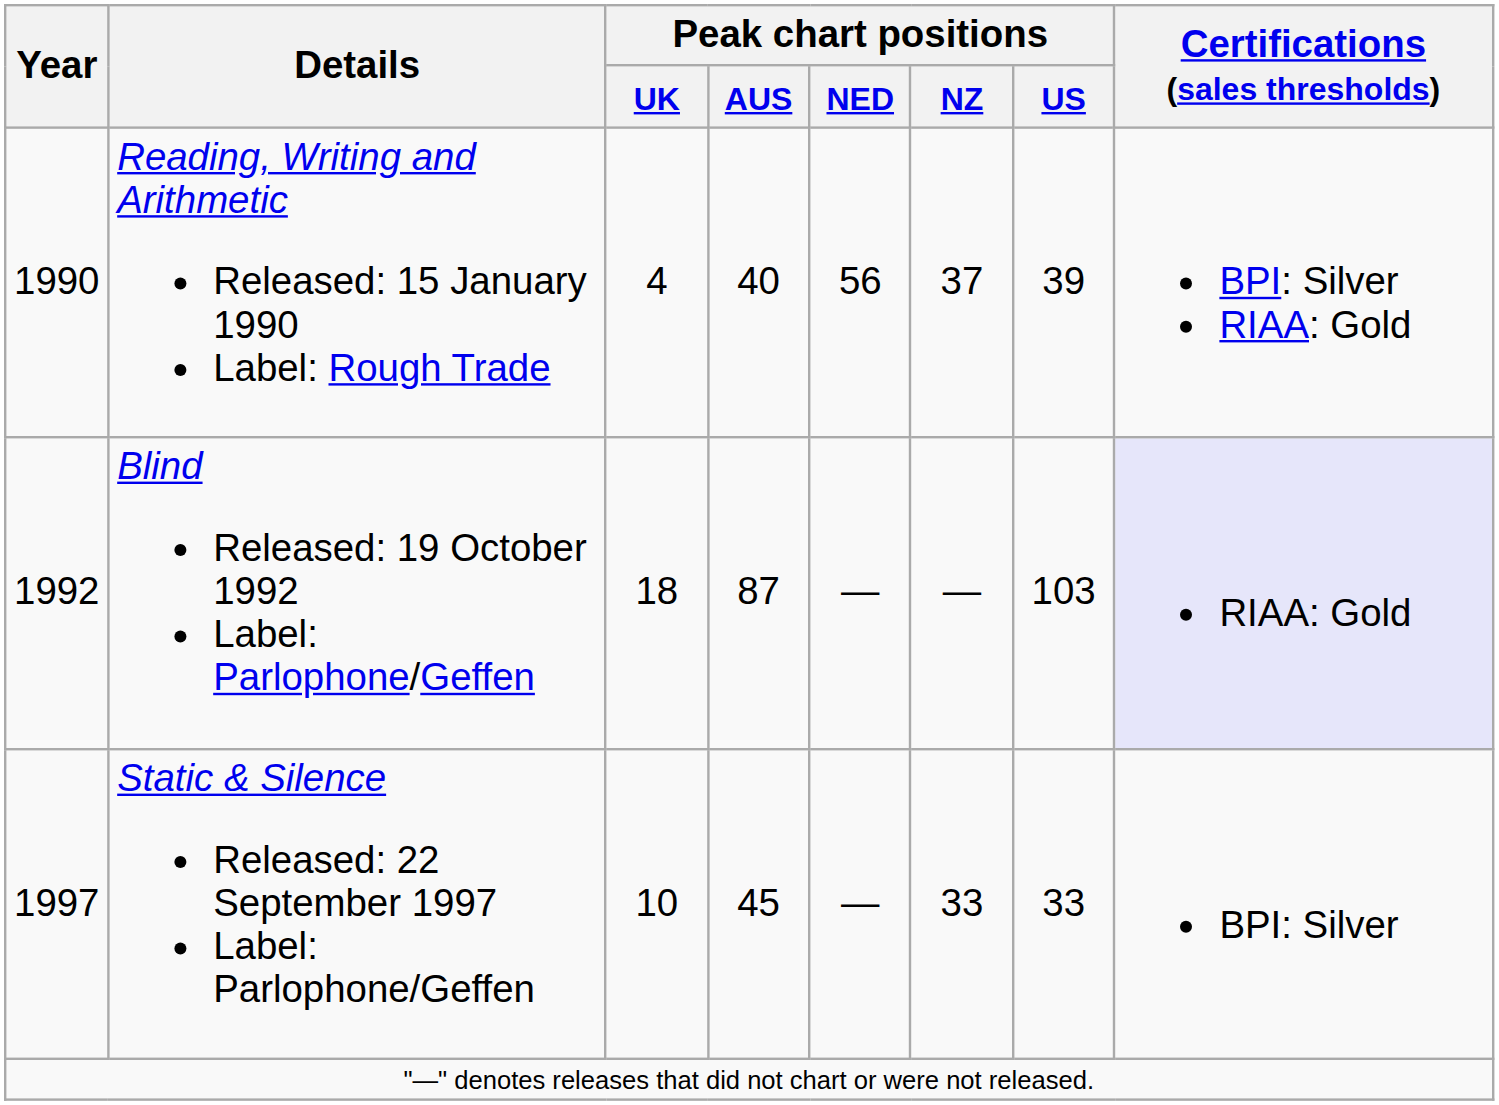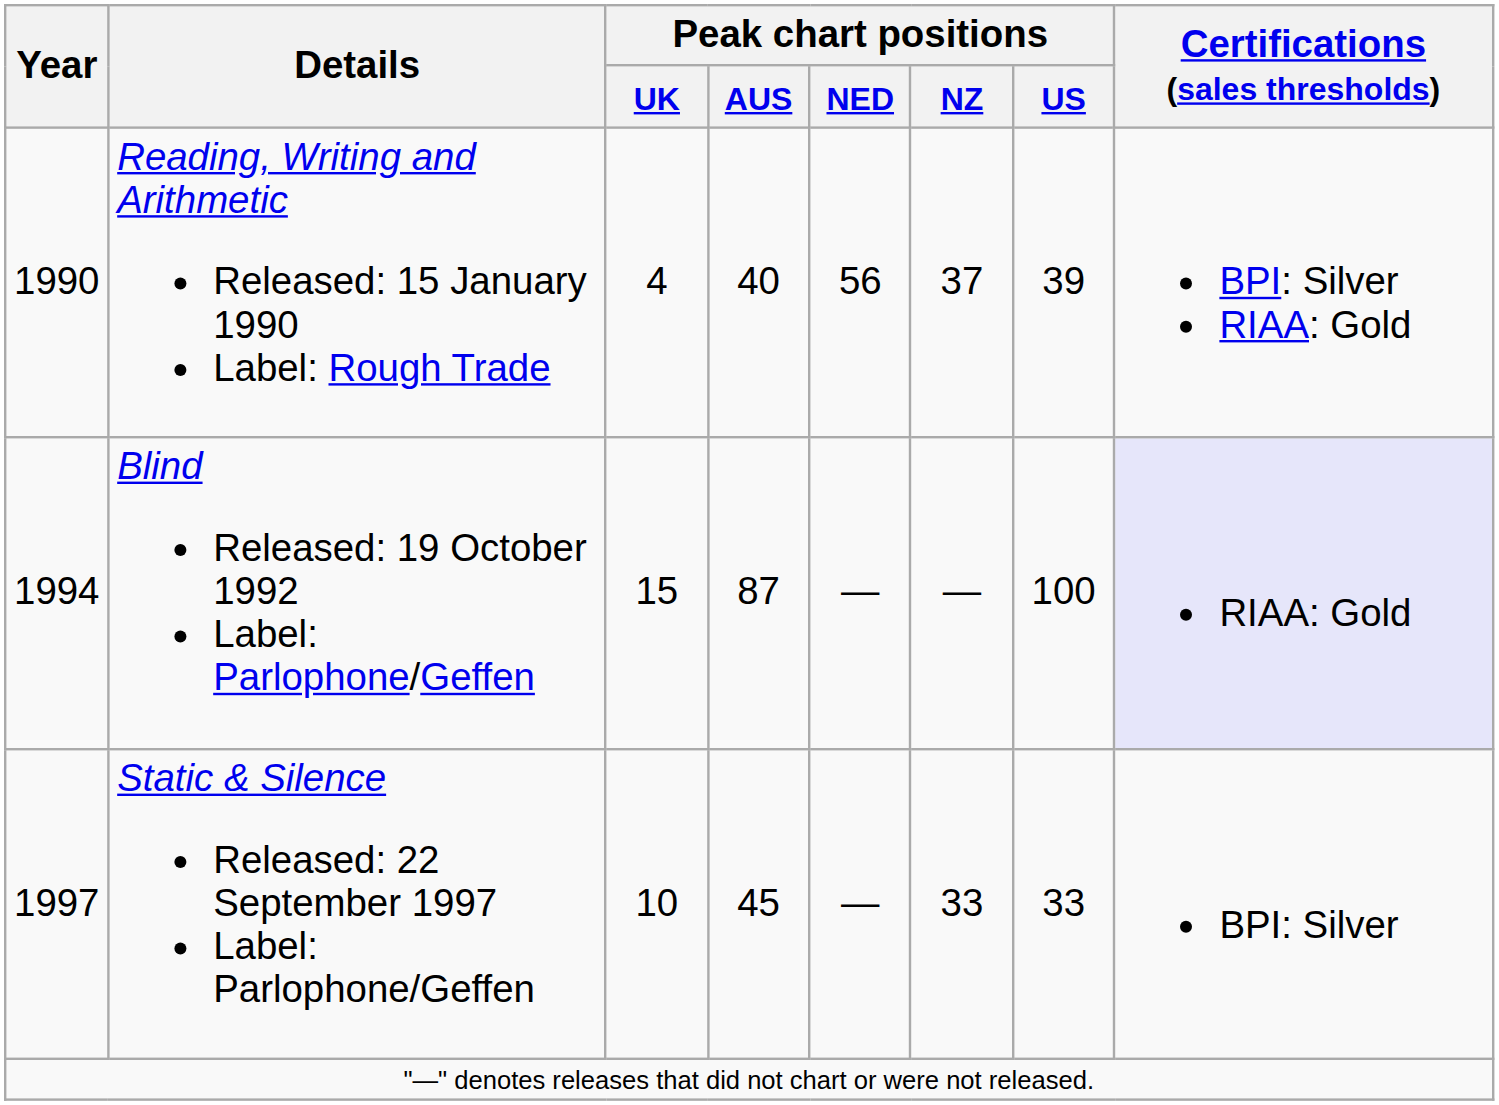(57, 592) 1992 -> (57, 592) 1994
(657, 592) 18 -> (657, 592) 15
(1064, 592) 103 -> (1064, 592) 100
